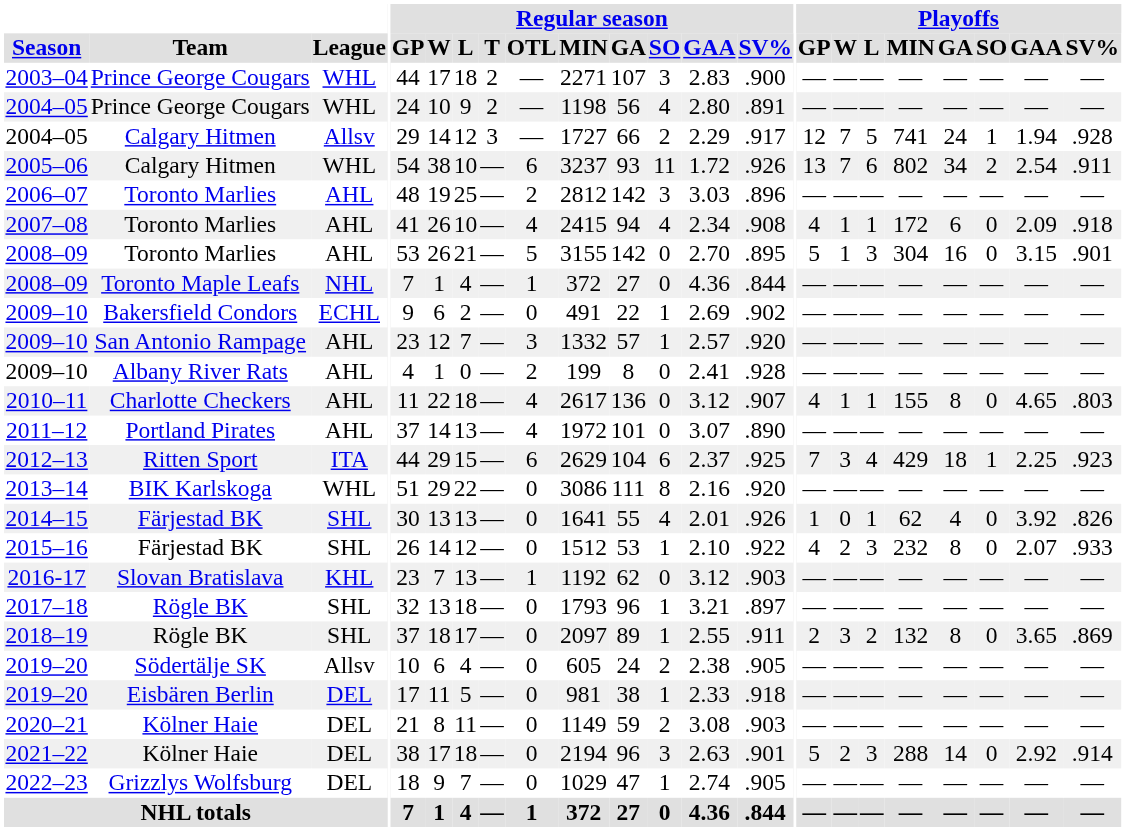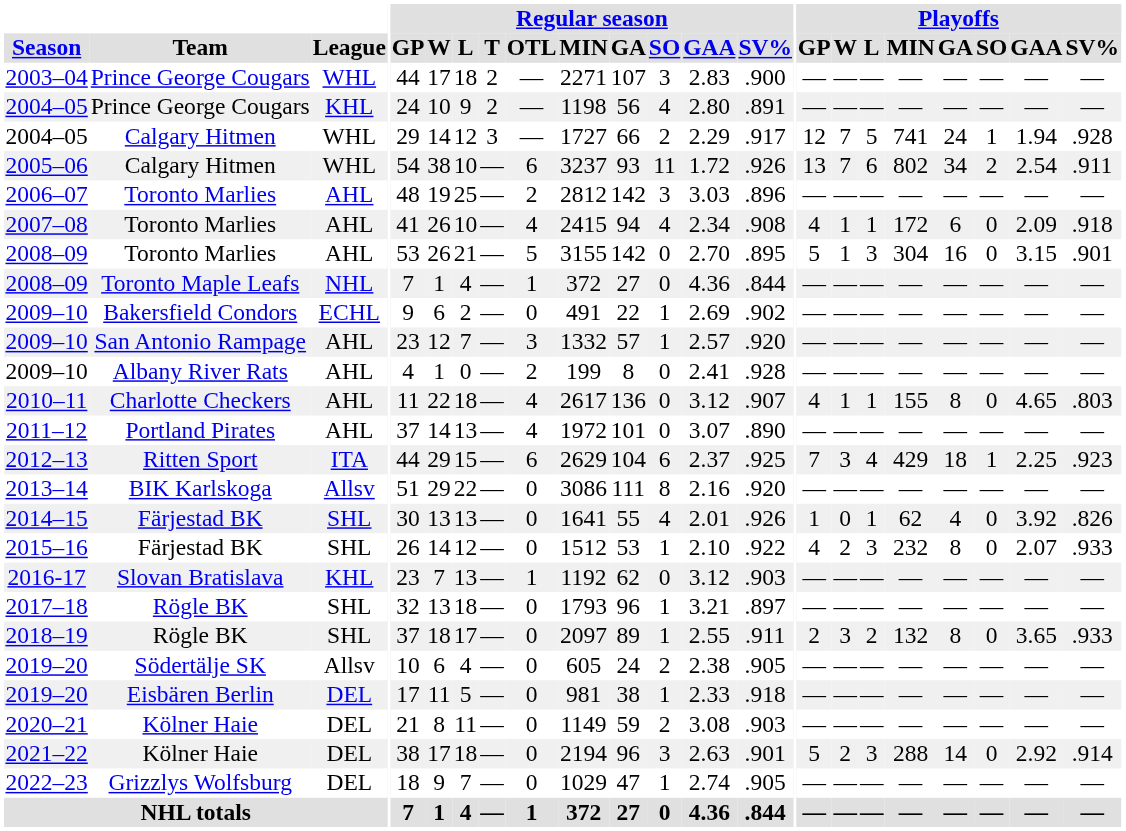(349, 106) WHL -> (349, 106) KHL
(349, 136) Allsv -> (349, 136) WHL
(349, 488) WHL -> (349, 488) Allsv
(1092, 635) .869 -> (1092, 635) .933
